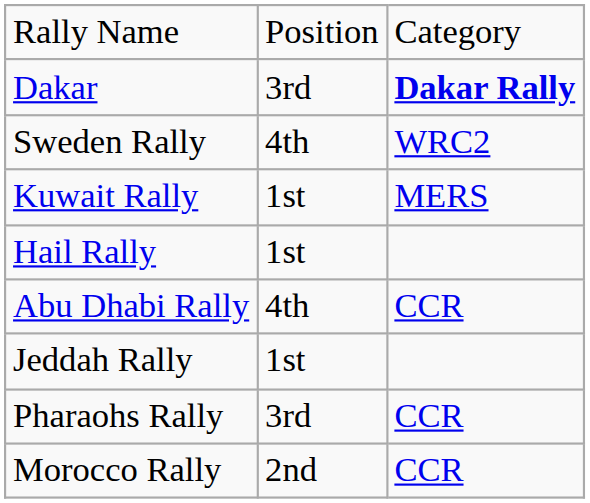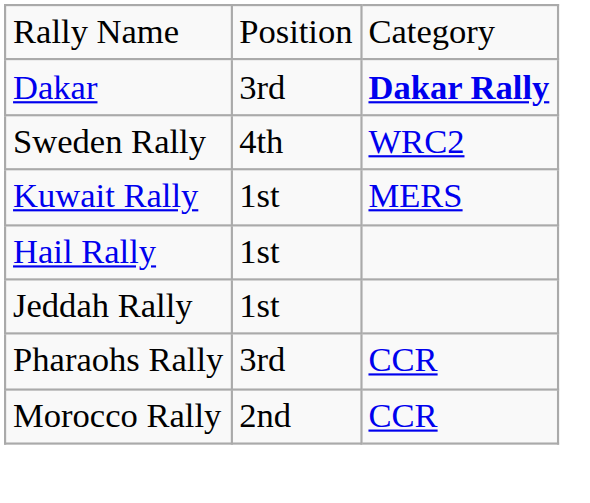- row: (131, 305)
